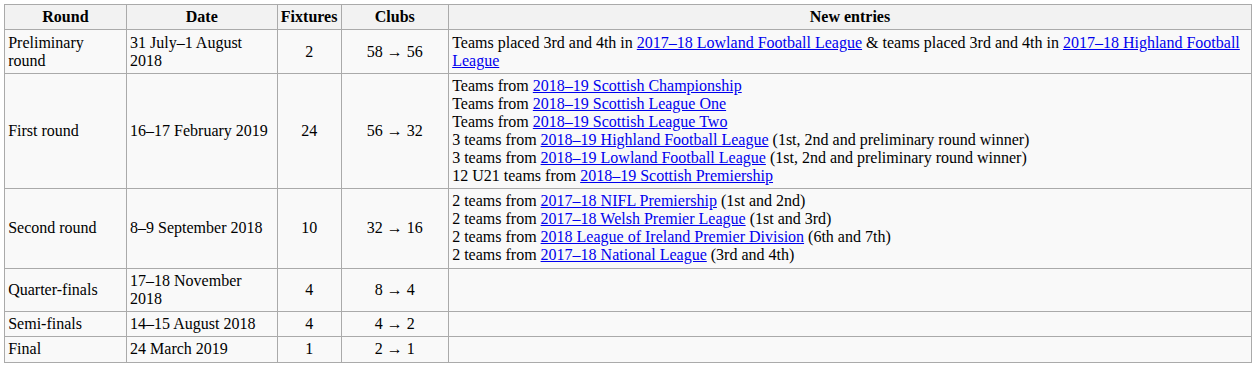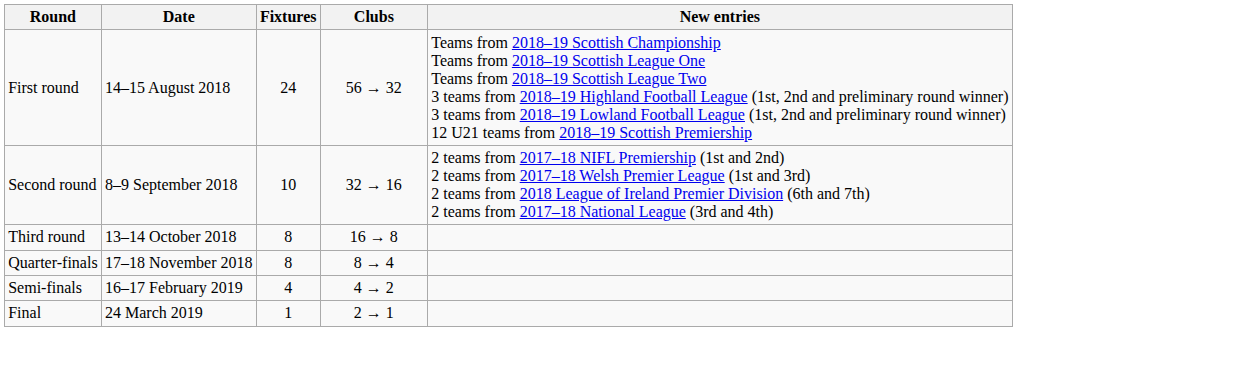- row: (46, 51)
(199, 130) 16–17 February 2019 -> (168, 87) 14–15 August 2018
+ row: (47, 237)
(309, 289) 4 -> (288, 262) 8
(193, 324) 14–15 August 2018 -> (174, 288) 16–17 February 2019
